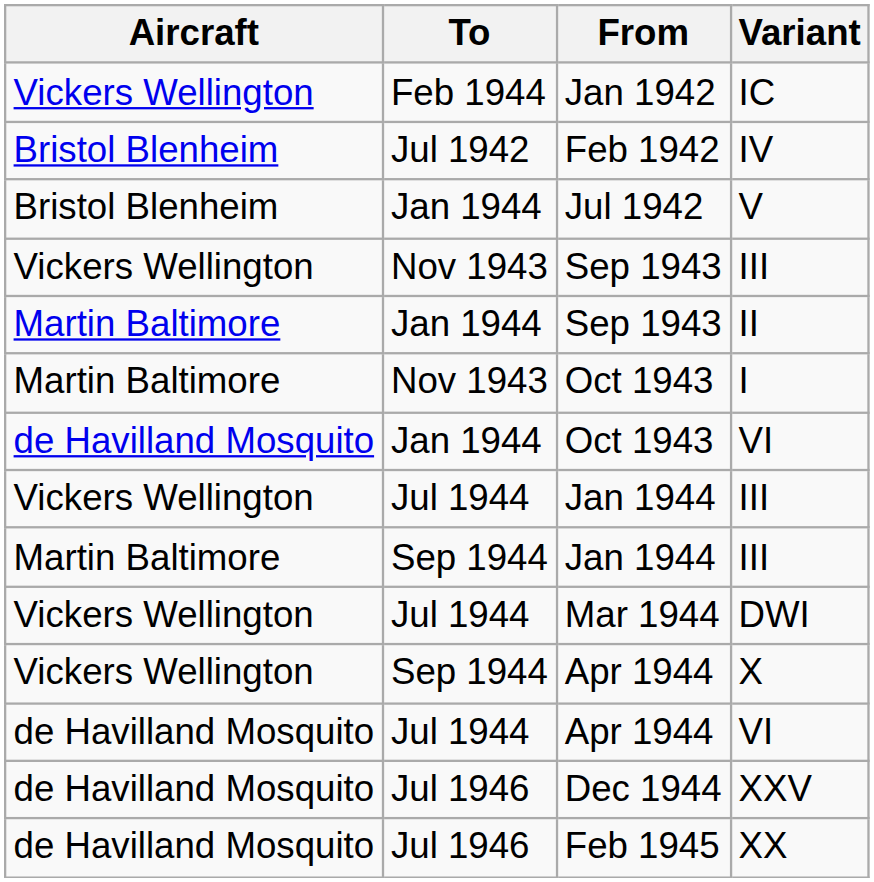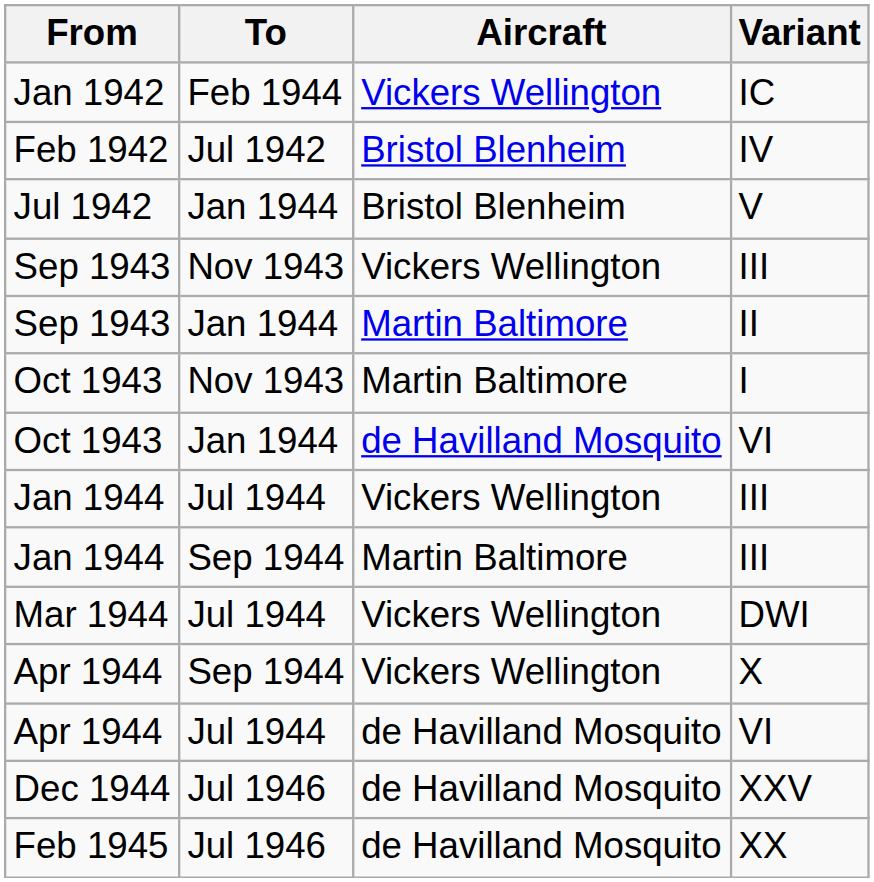columns swapped: (643, 33) <-> (194, 33)
